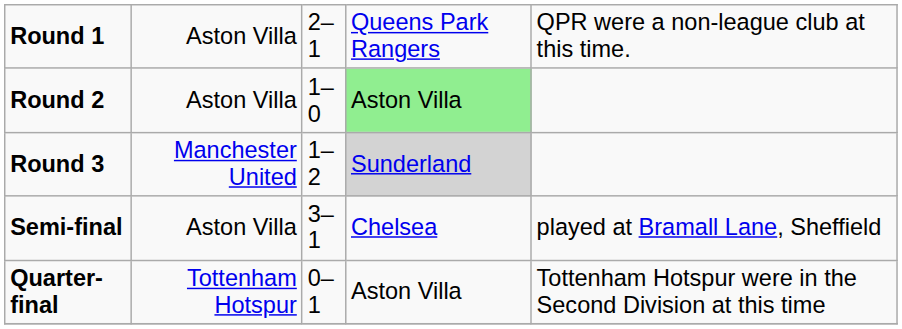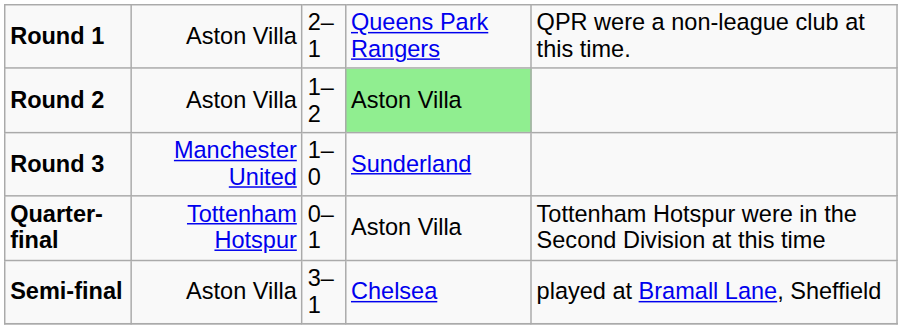(321, 100) 1–0 -> (321, 100) 1–2
(321, 163) 1–2 -> (321, 163) 1–0
(411, 163) lightgrey background -> (411, 163) no background
rows swapped: (57, 291) <-> (66, 227)
